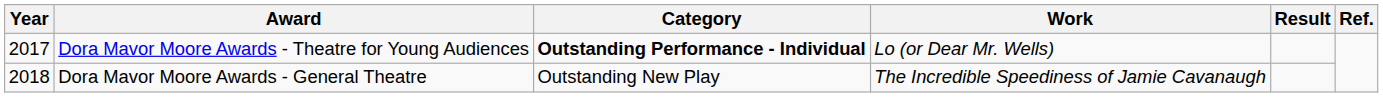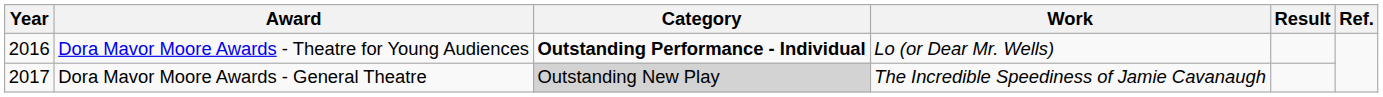(29, 48) 2017 -> (29, 48) 2016
(29, 77) 2018 -> (29, 77) 2017
(629, 77) no background -> (629, 77) lightgrey background
